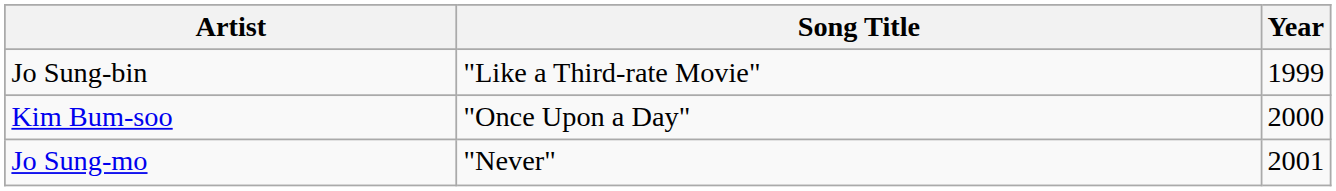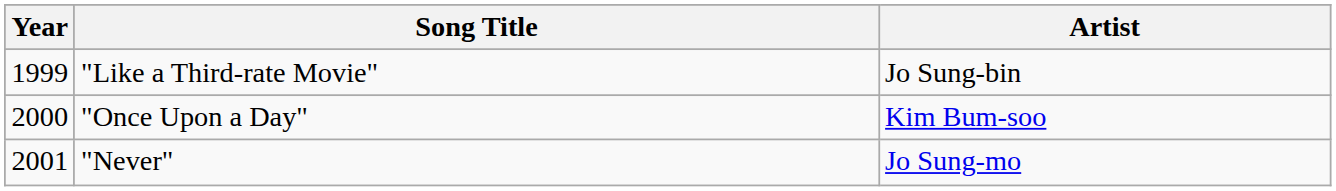columns swapped: (1296, 26) <-> (231, 26)
